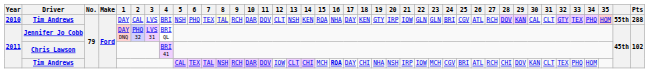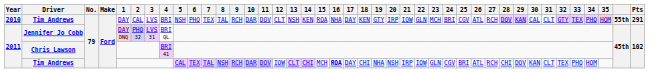(223, 19) lightyellow background -> (223, 19) no background
(435, 19) GLN -> (435, 19) MCH
(638, 19) 288 -> (638, 19) 291
(435, 63) MCH -> (435, 63) GLN
